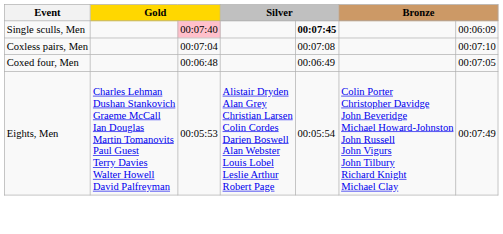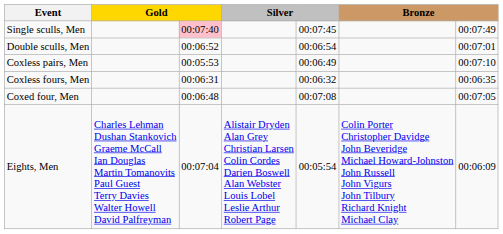(317, 29) bold -> (317, 29) normal
(477, 29) 00:06:09 -> (477, 29) 00:07:49
+ row: (48, 46)
(199, 46) 00:07:04 -> (200, 63) 00:05:53
(316, 46) 00:07:08 -> (317, 63) 00:06:49
+ row: (48, 79)
(316, 63) 00:06:49 -> (317, 96) 00:07:08
(199, 133) 00:05:53 -> (200, 166) 00:07:04
(477, 133) 00:07:49 -> (477, 166) 00:06:09
